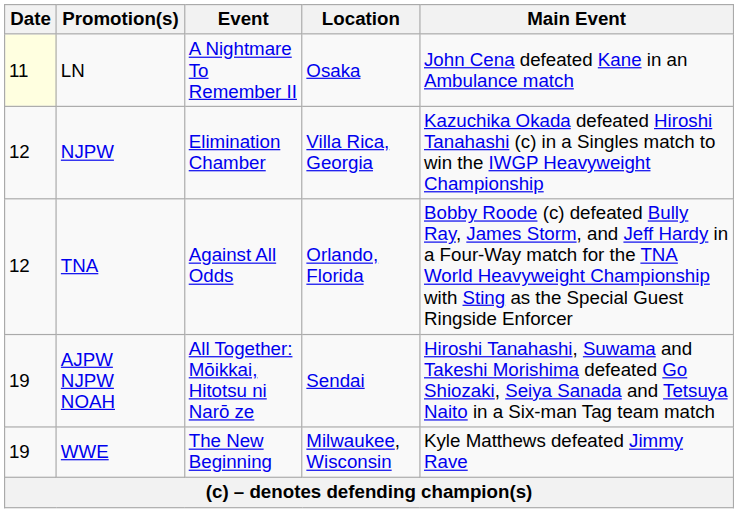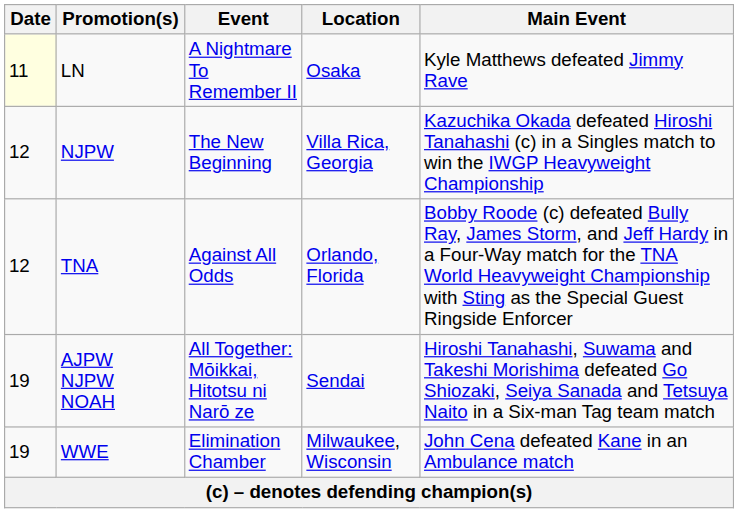(556, 70) John Cena defeated Kane in an Ambulance match -> (554, 70) Kyle Matthews defeated Jimmy Rave
(235, 152) Elimination Chamber -> (230, 152) The New Beginning
(230, 452) The New Beginning -> (235, 452) Elimination Chamber
(554, 452) Kyle Matthews defeated Jimmy Rave -> (556, 452) John Cena defeated Kane in an Ambulance match
